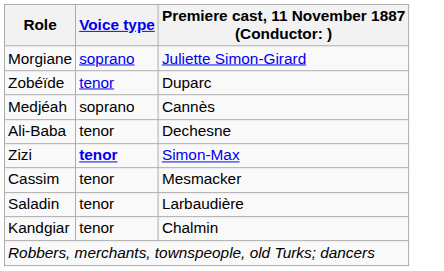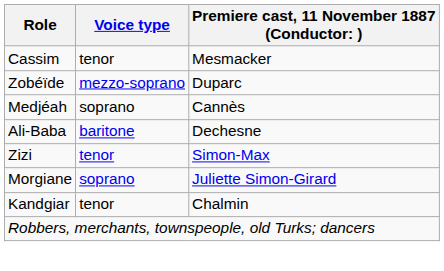rows swapped: (40, 58) <-> (34, 180)
(97, 82) tenor -> (132, 82) mezzo-soprano
(97, 131) tenor -> (107, 131) baritone
(98, 155) bold -> (97, 155) normal
- row: (34, 204)
